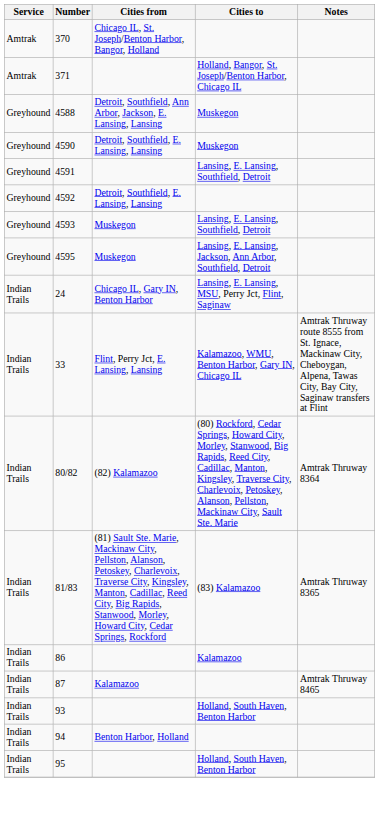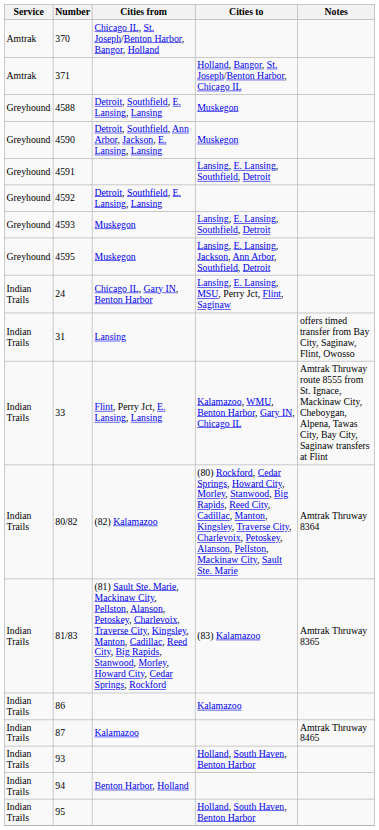(142, 113) Detroit, Southfield, Ann Arbor, Jackson, E. Lansing, Lansing -> (138, 108) Detroit, Southfield, E. Lansing, Lansing
(138, 145) Detroit, Southfield, E. Lansing, Lansing -> (142, 140) Detroit, Southfield, Ann Arbor, Jackson, E. Lansing, Lansing
+ row: (60, 337)
